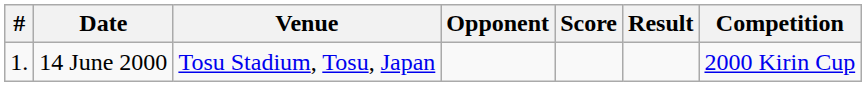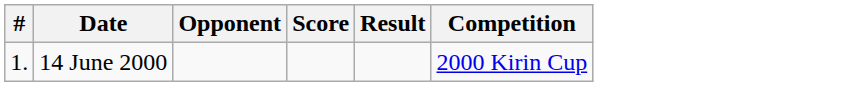- column: (307, 23)
